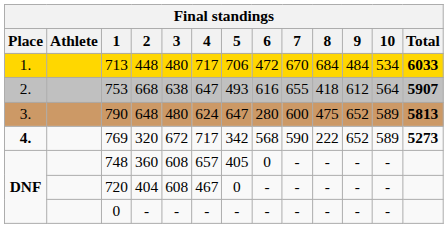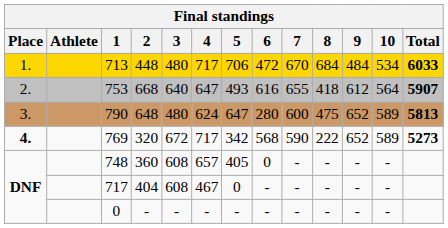(177, 89) 638 -> (177, 89) 640
(116, 187) 720 -> (116, 187) 717
